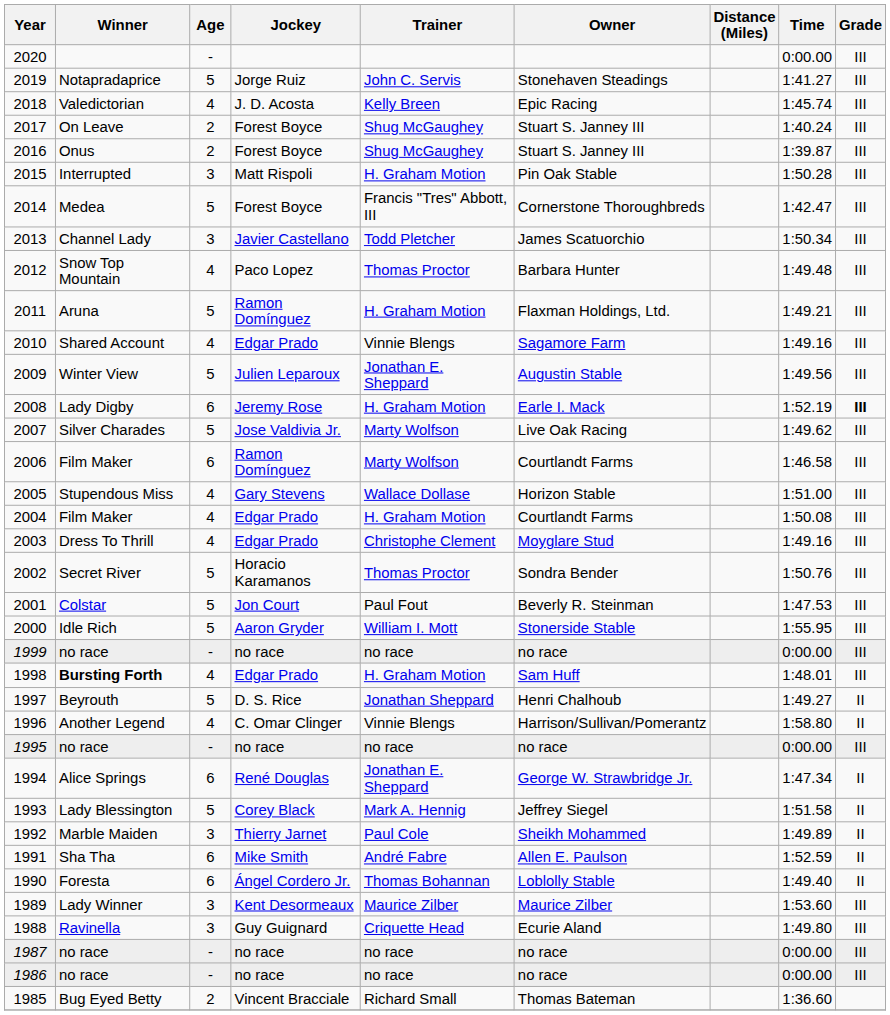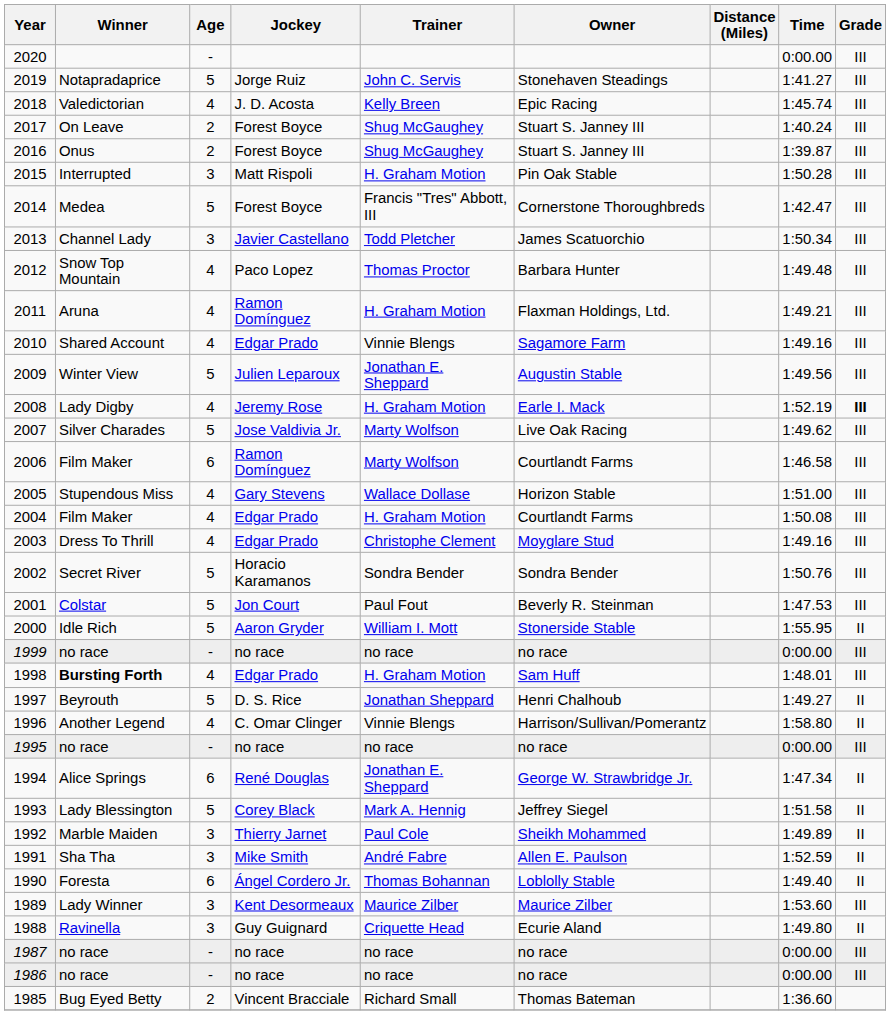(210, 311) 5 -> (210, 311) 4
(210, 406) 6 -> (210, 406) 4
(417, 573) Thomas Proctor -> (414, 573) Sondra Bender
(860, 628) III -> (860, 628) II
(210, 857) 6 -> (210, 857) 3
(860, 928) III -> (860, 928) II
